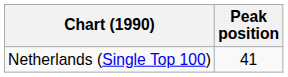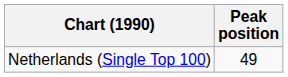(249, 59) 41 -> (249, 59) 49
